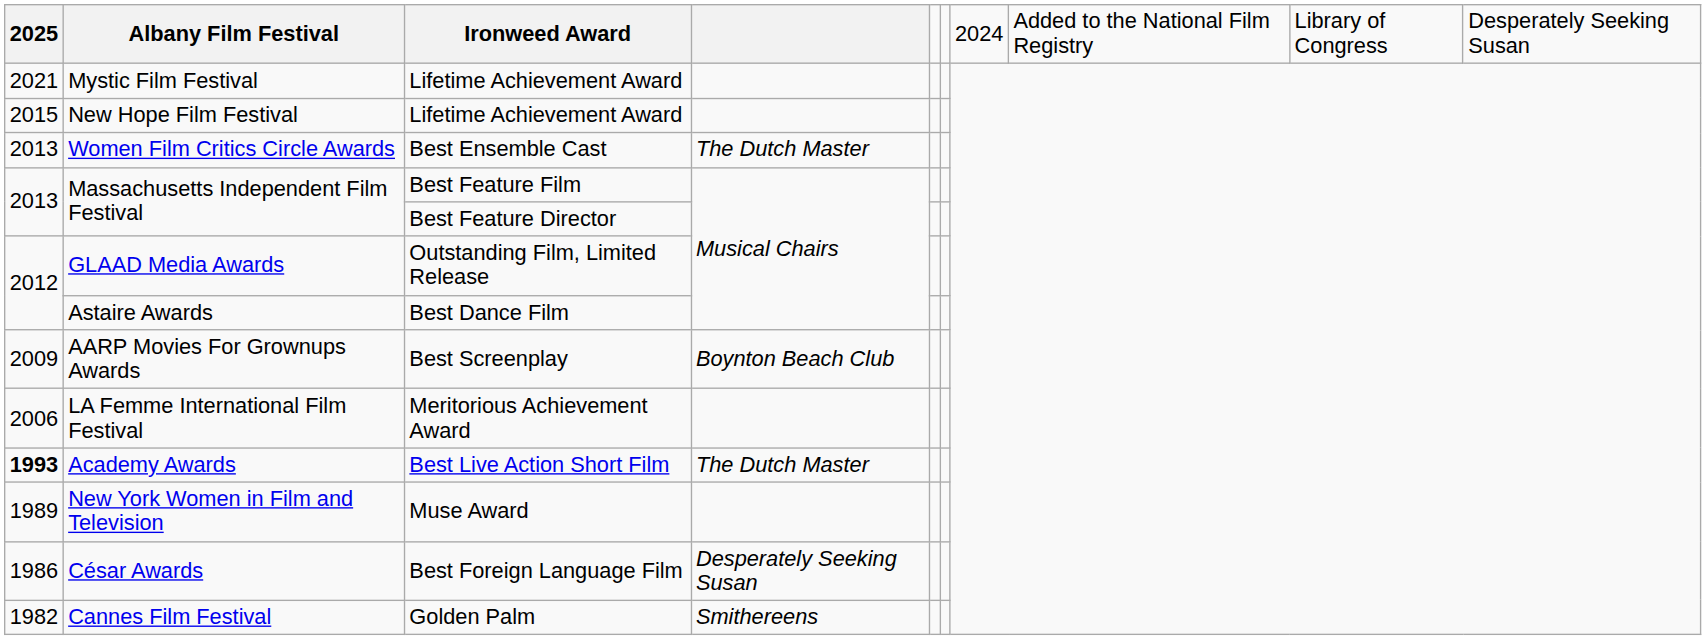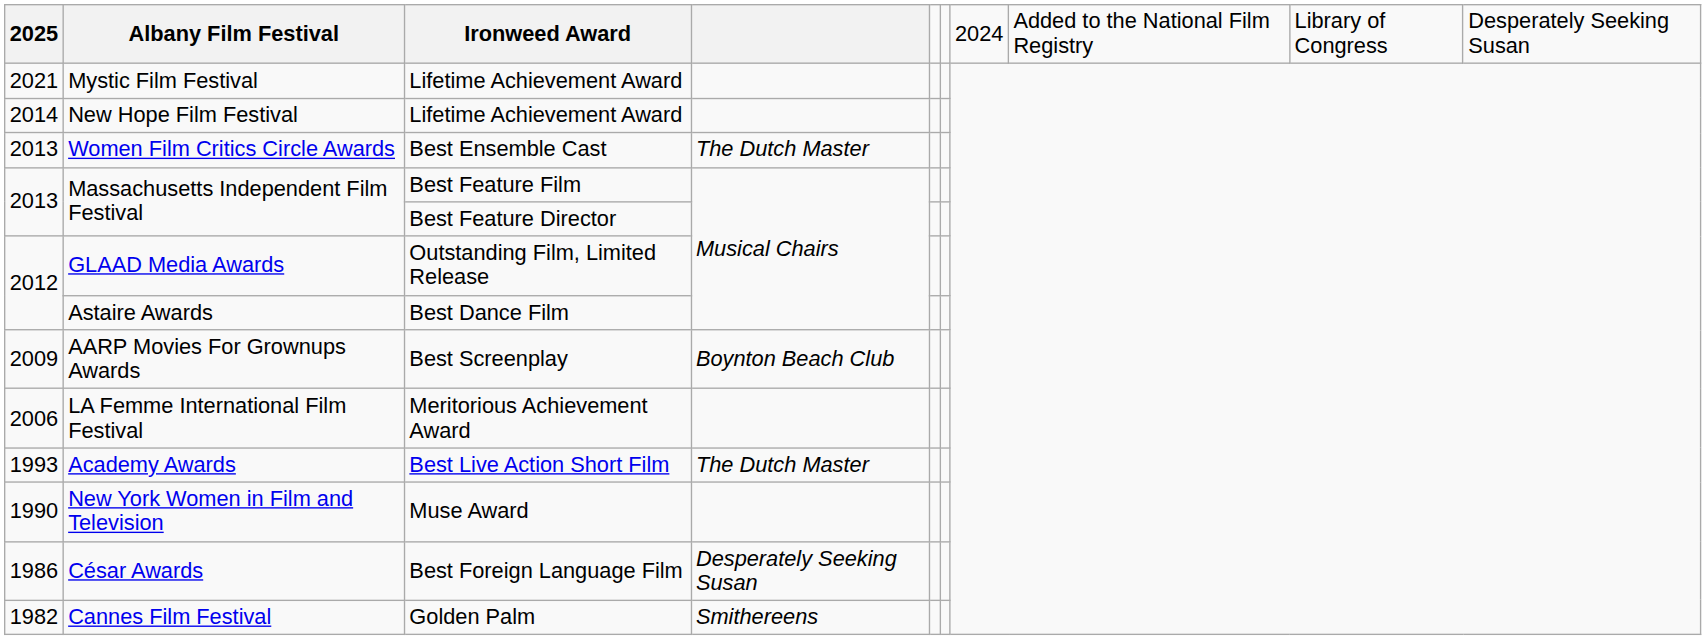(34, 115) 2015 -> (34, 115) 2014
(34, 464) bold -> (34, 464) normal
(34, 511) 1989 -> (34, 511) 1990
